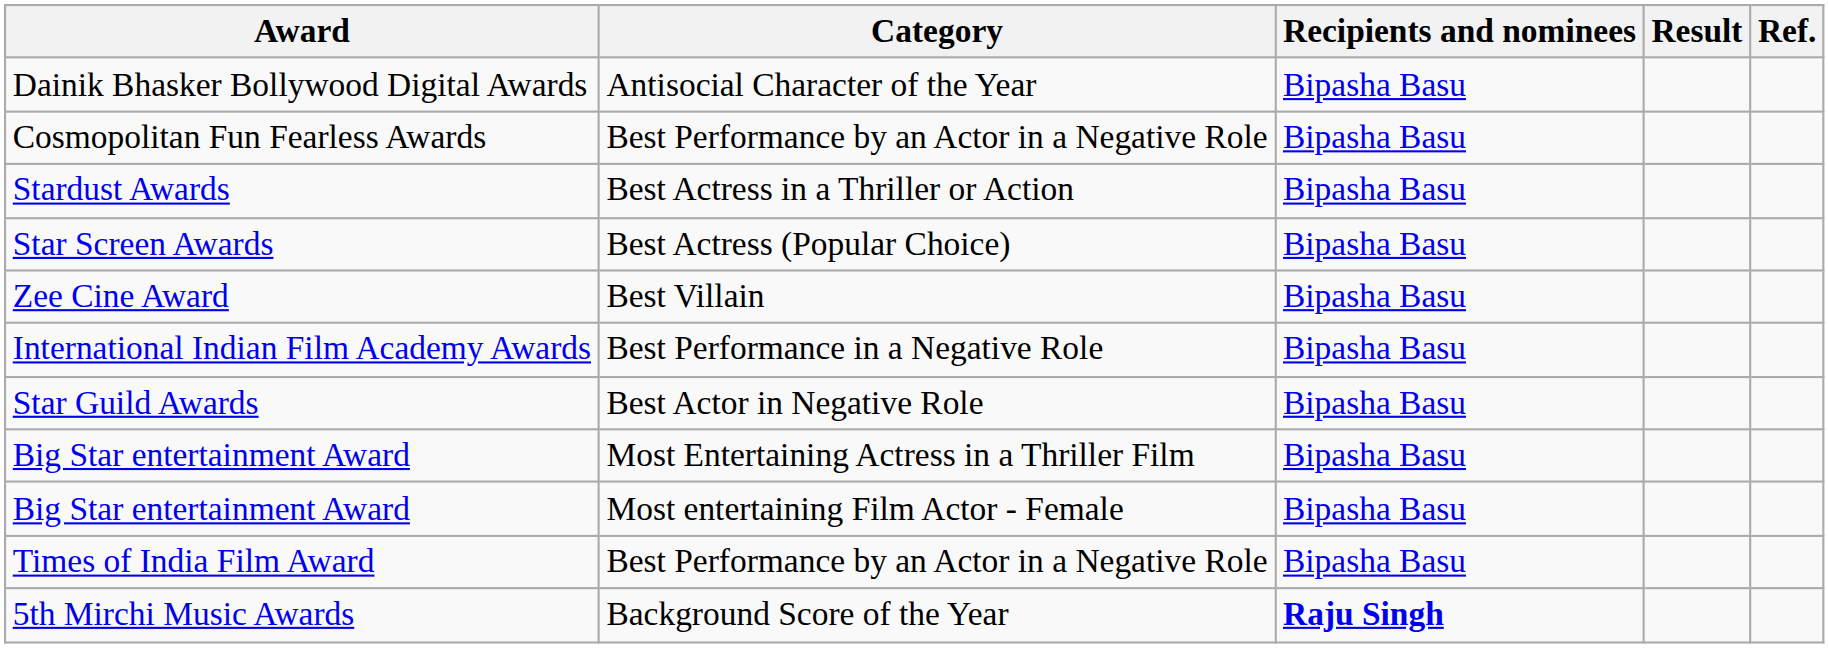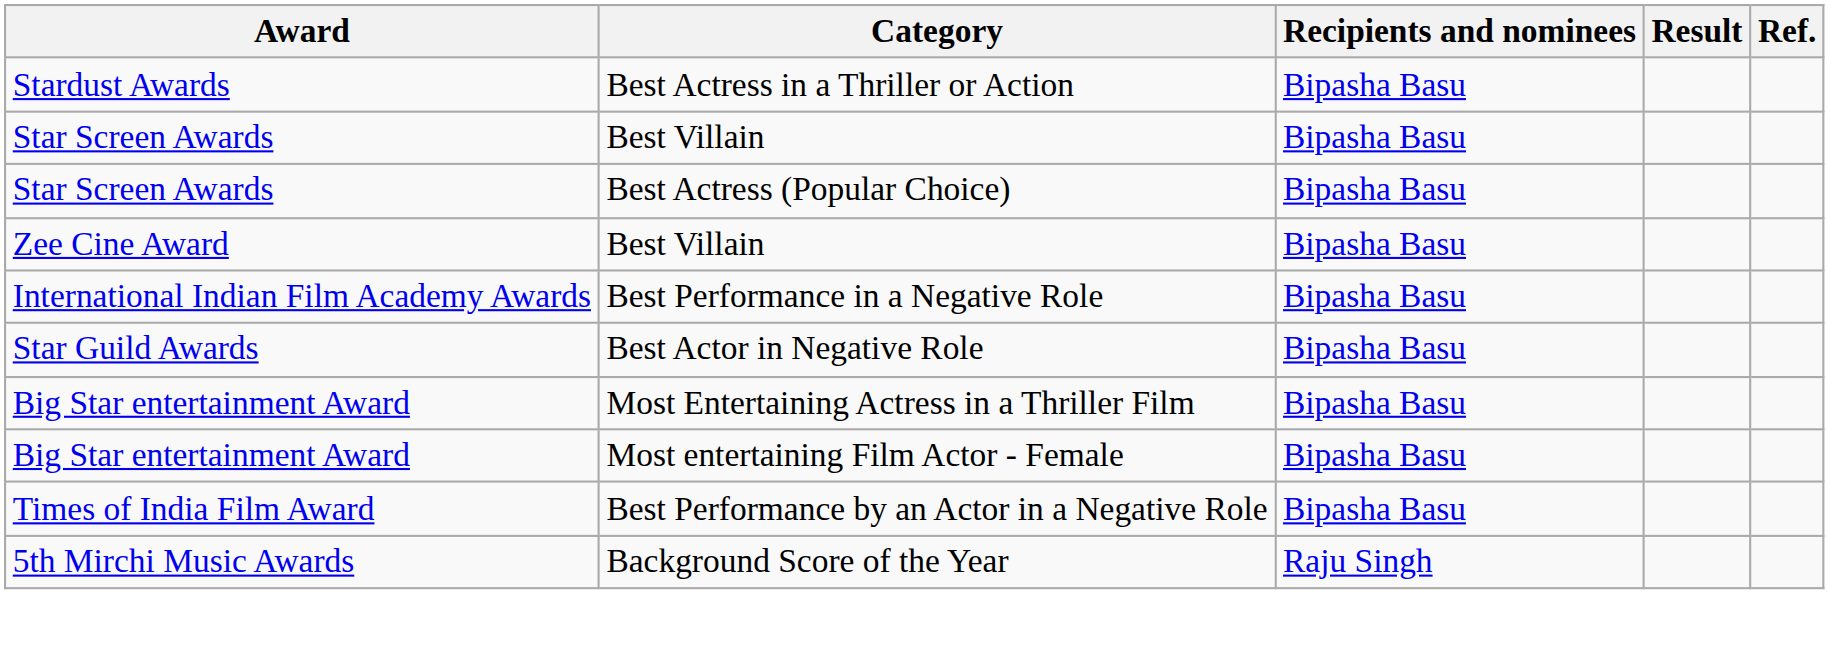- row: (300, 84)
- row: (249, 137)
+ row: (143, 137)
(1363, 614) bold -> (1358, 561) normal
